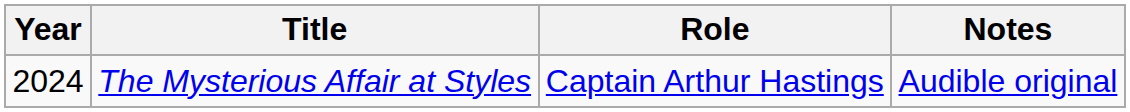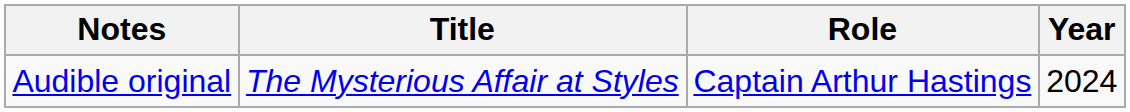columns swapped: (48, 29) <-> (1008, 29)
